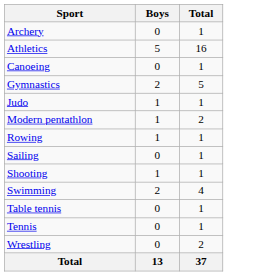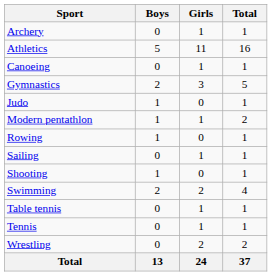+ column: (201, 13)
